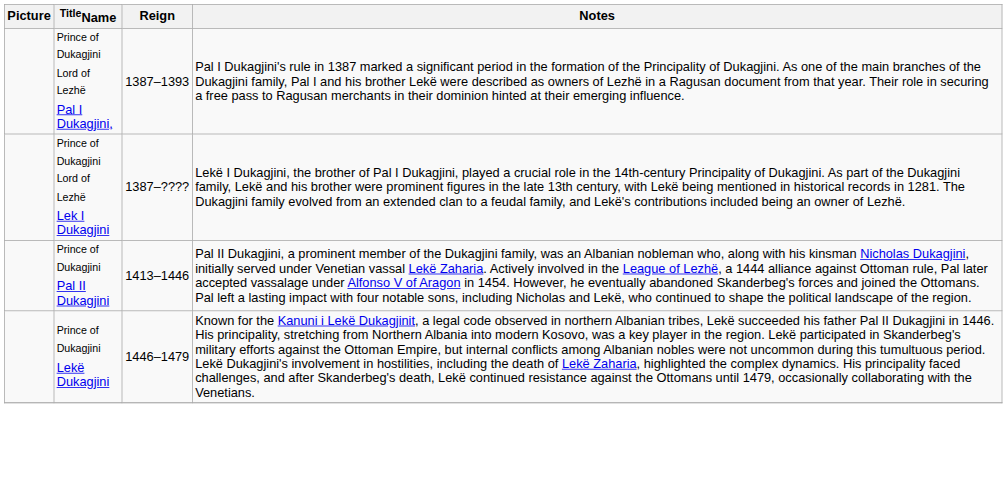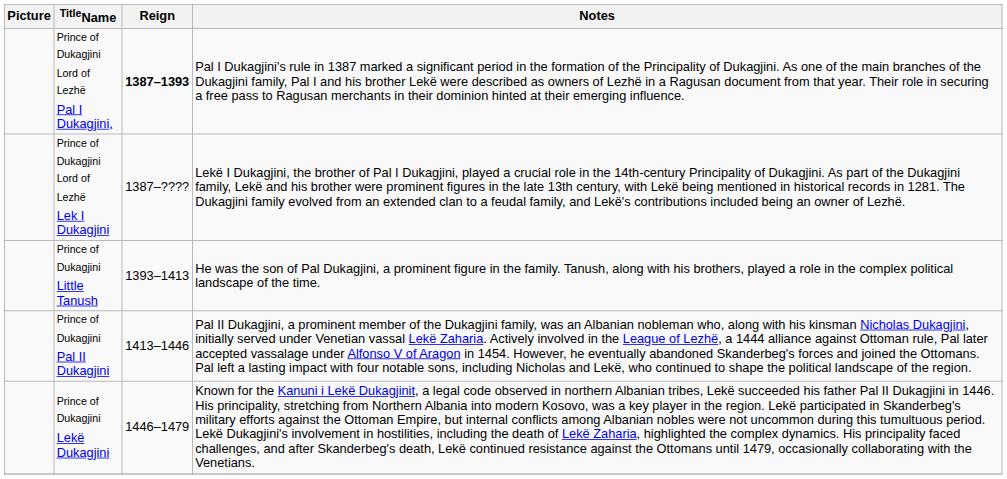(157, 81) normal -> (157, 81) bold
+ row: (79, 275)
